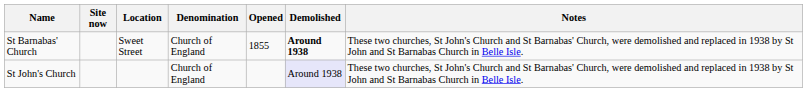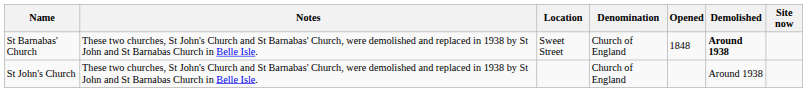columns swapped: (98, 18) <-> (574, 18)
(259, 46) 1855 -> (680, 46) 1848
(315, 73) lavender background -> (736, 73) no background
